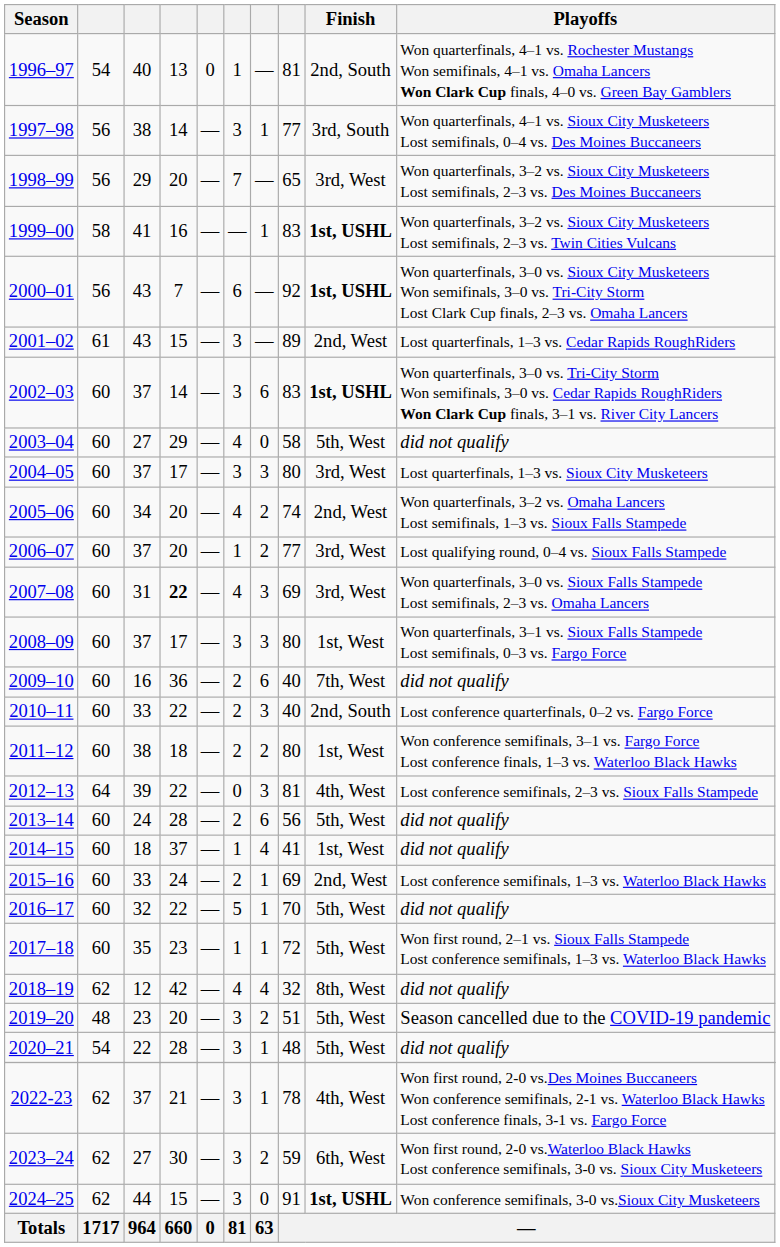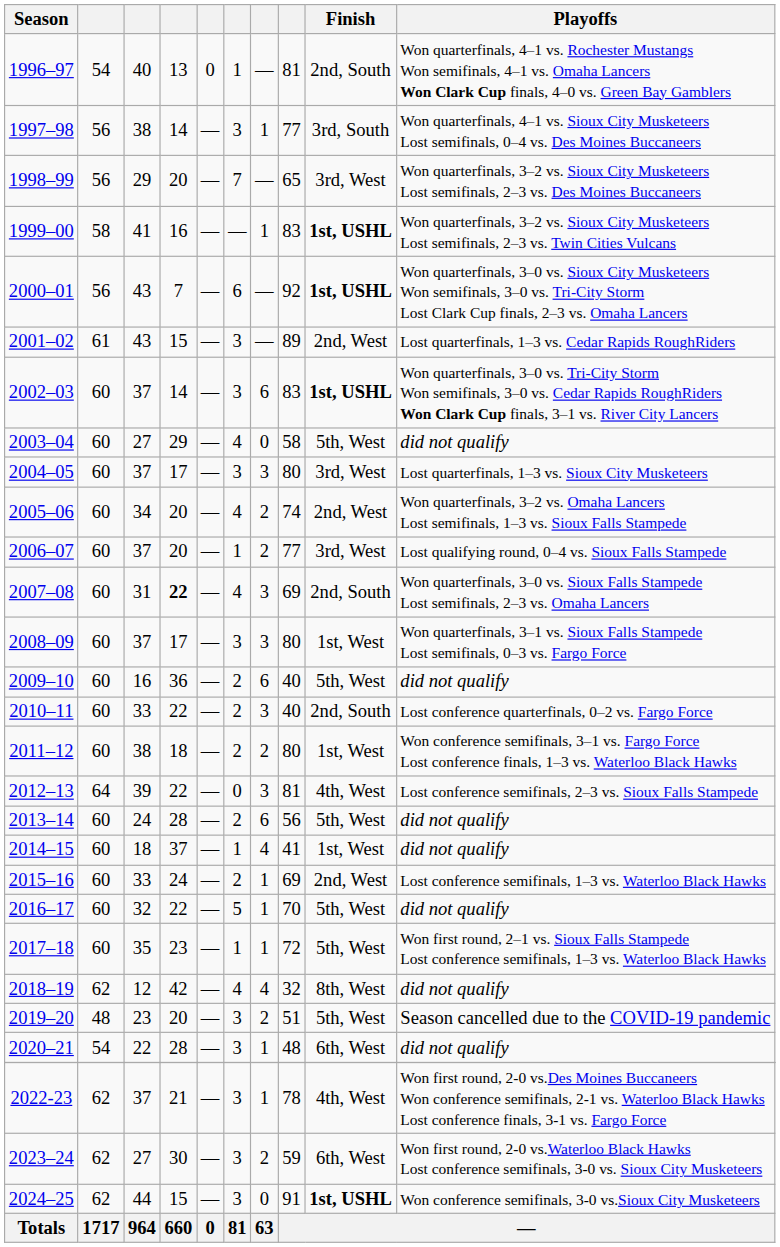(351, 591) 3rd, West -> (351, 591) 2nd, South
(351, 681) 7th, West -> (351, 681) 5th, West
(351, 1047) 5th, West -> (351, 1047) 6th, West
